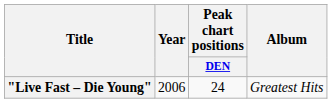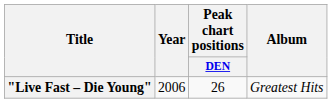(218, 87) 24 -> (218, 87) 26
